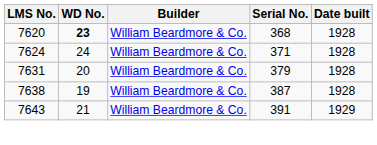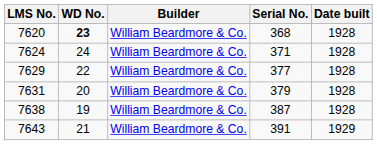+ row: (32, 71)
